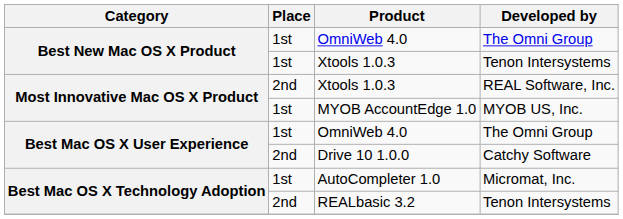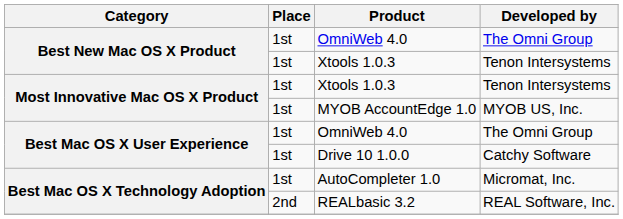(285, 86) 2nd -> (282, 86) 1st
(549, 86) REAL Software, Inc. -> (547, 86) Tenon Intersystems
(285, 156) 2nd -> (282, 156) 1st
(547, 202) Tenon Intersystems -> (549, 202) REAL Software, Inc.
